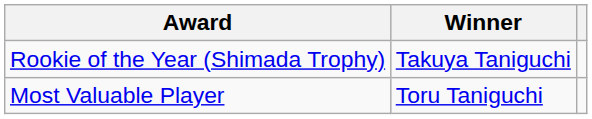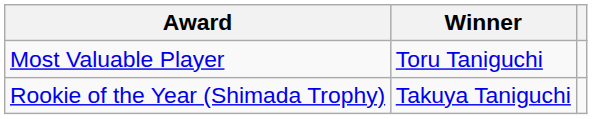rows swapped: (117, 95) <-> (198, 58)
